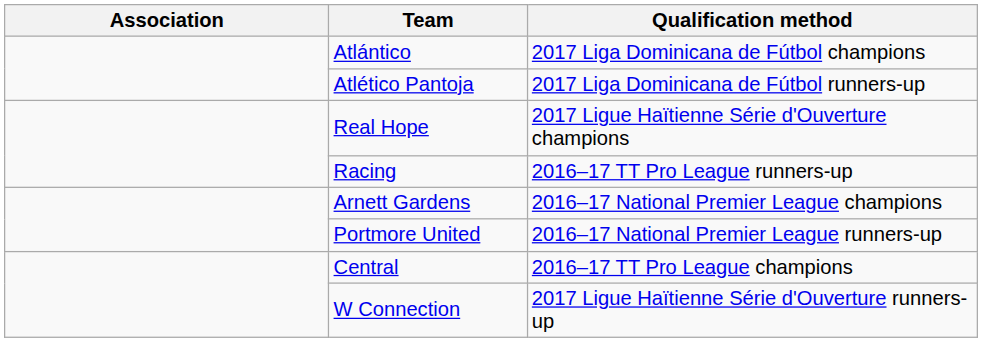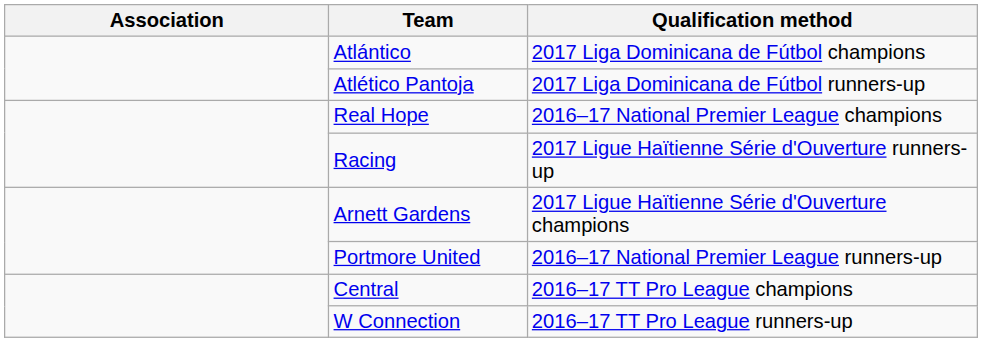(709, 127) 2017 Ligue Haïtienne Série d'Ouverture champions -> (737, 116) 2016–17 National Premier League champions
(692, 171) 2016–17 TT Pro League runners-up -> (750, 159) 2017 Ligue Haïtienne Série d'Ouverture runners-up
(737, 203) 2016–17 National Premier League champions -> (709, 214) 2017 Ligue Haïtienne Série d'Ouverture champions
(750, 310) 2017 Ligue Haïtienne Série d'Ouverture runners-up -> (692, 321) 2016–17 TT Pro League runners-up
